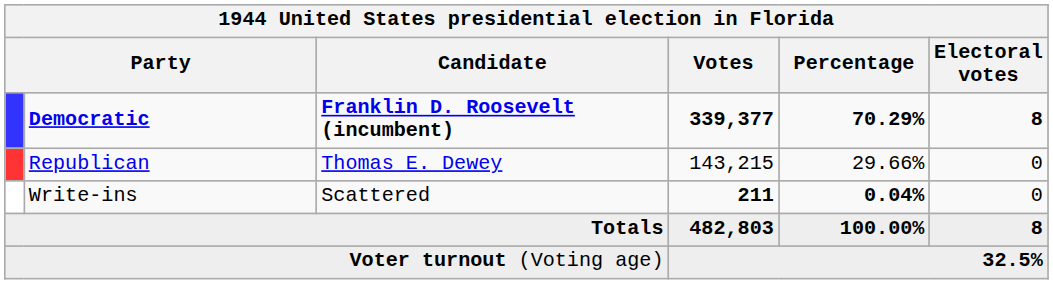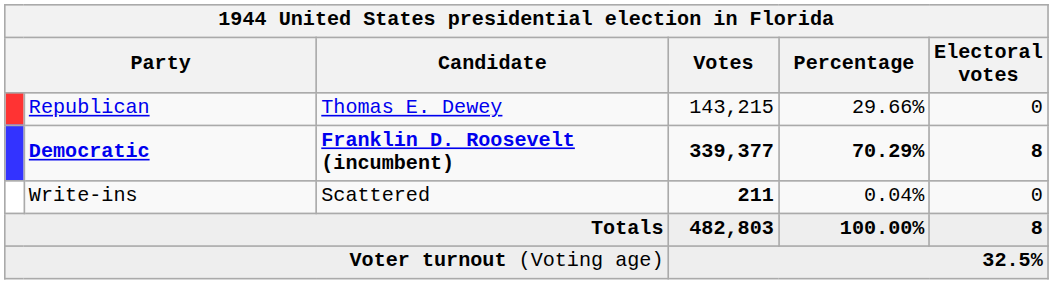rows swapped: (89, 121) <-> (89, 165)
(894, 197) bold -> (894, 197) normal
